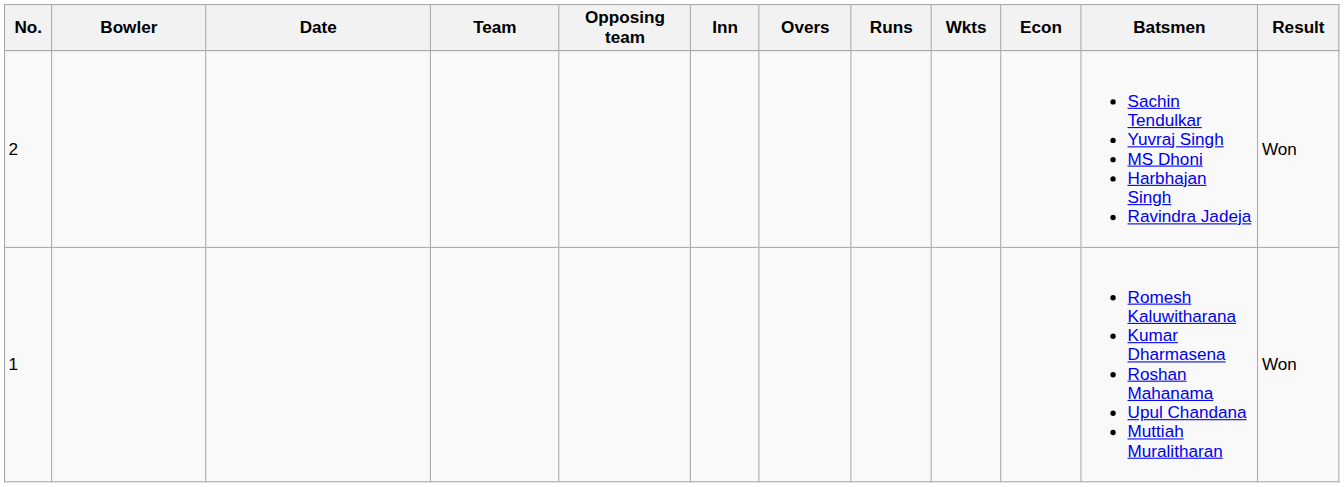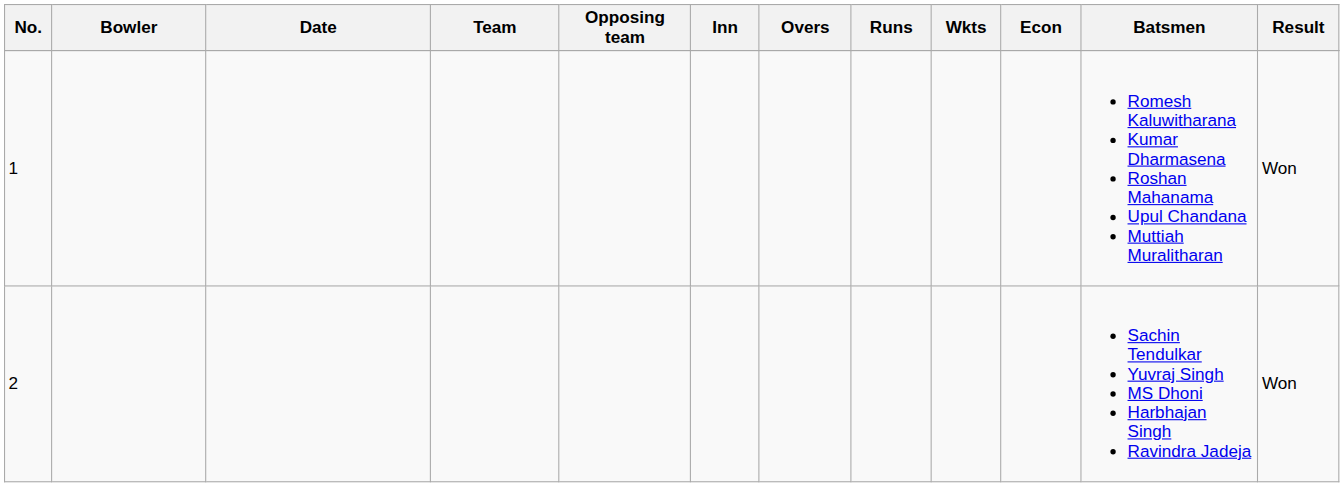rows swapped: (13, 364) <-> (13, 149)
